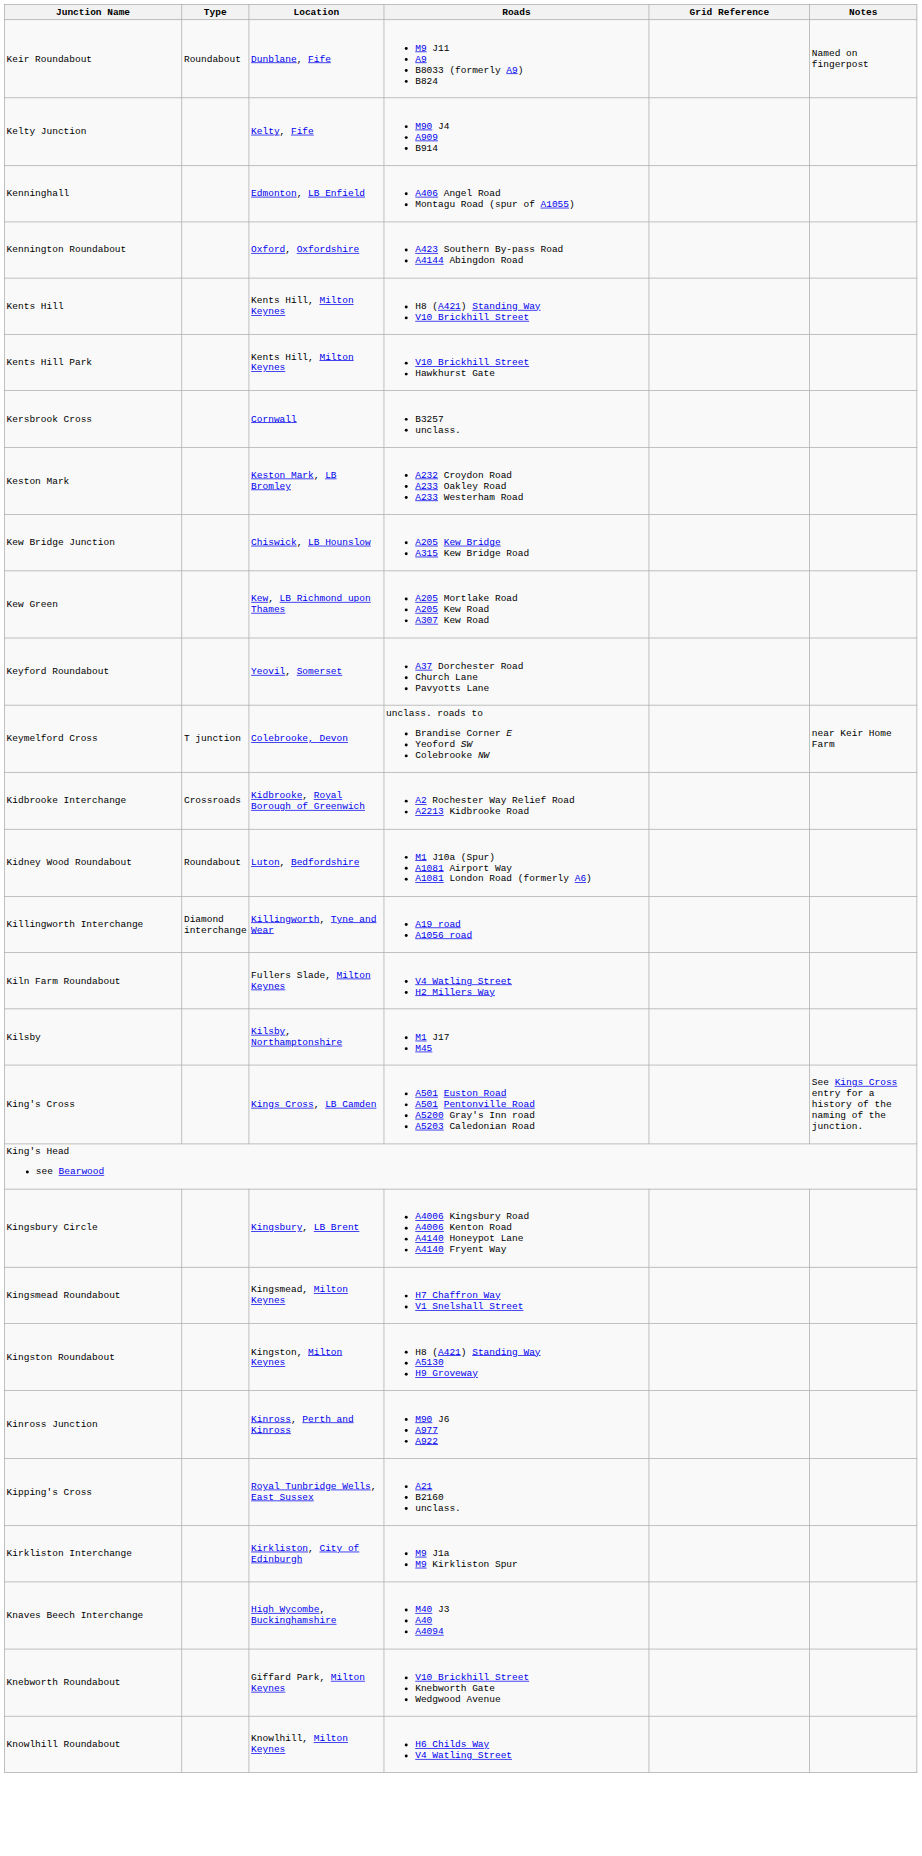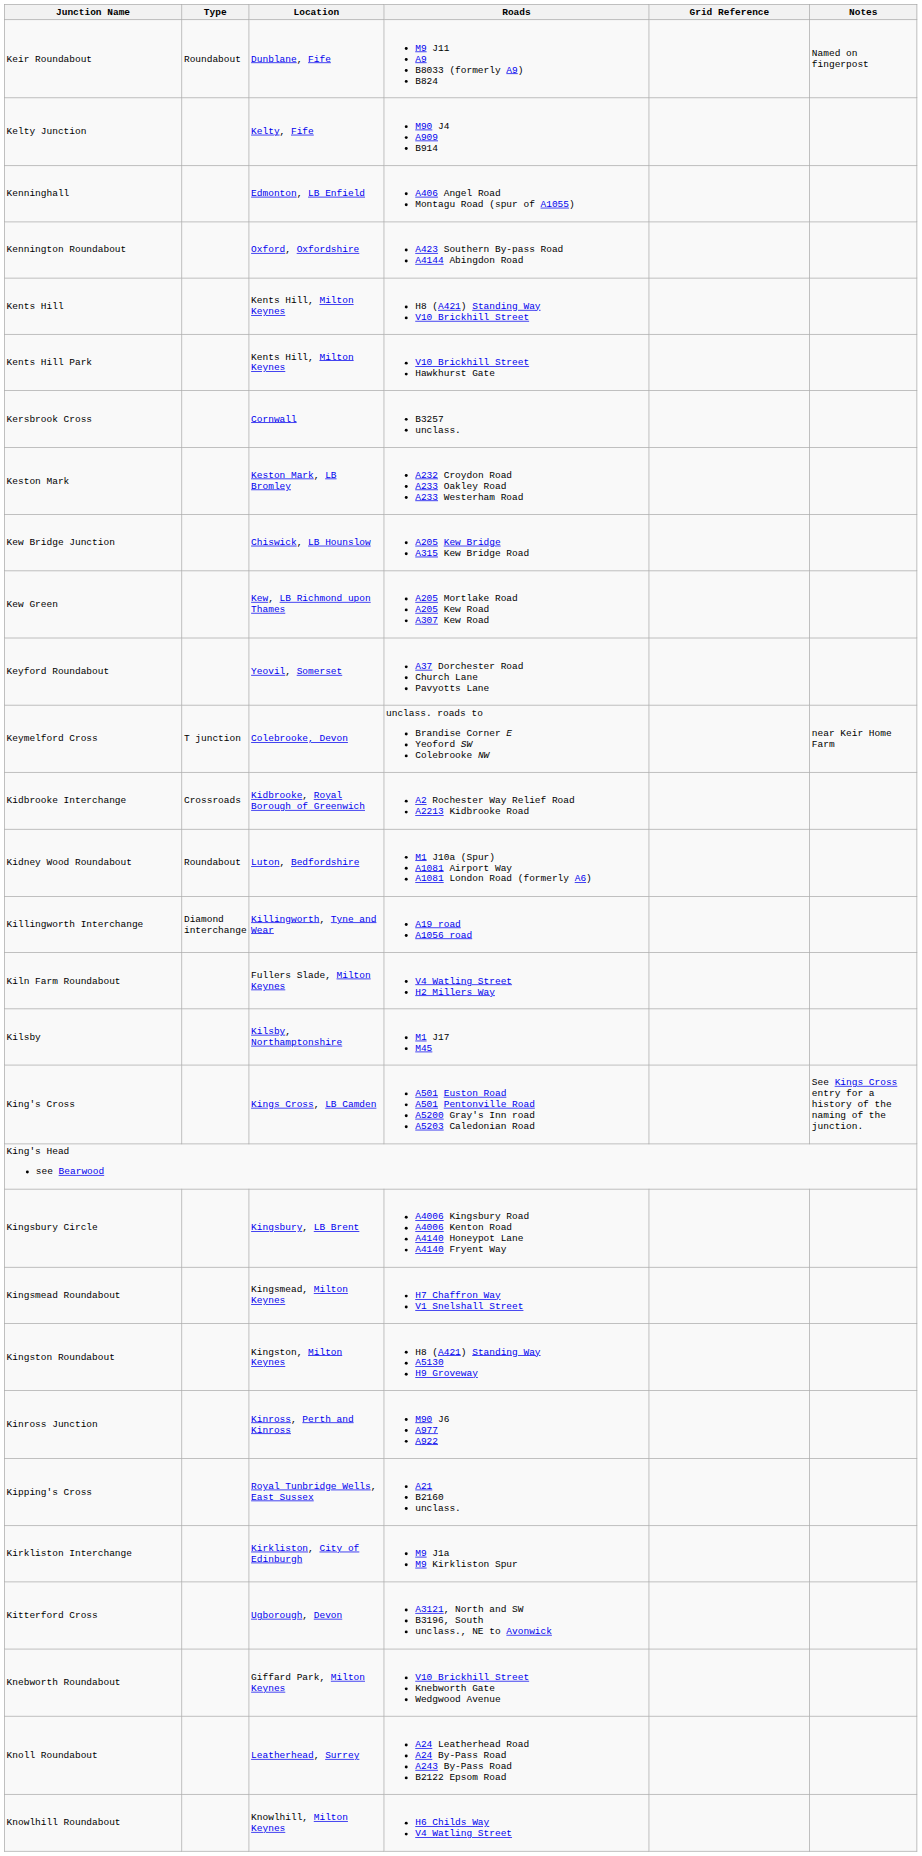+ row: (52, 1615)
- row: (75, 1615)
+ row: (52, 1756)
